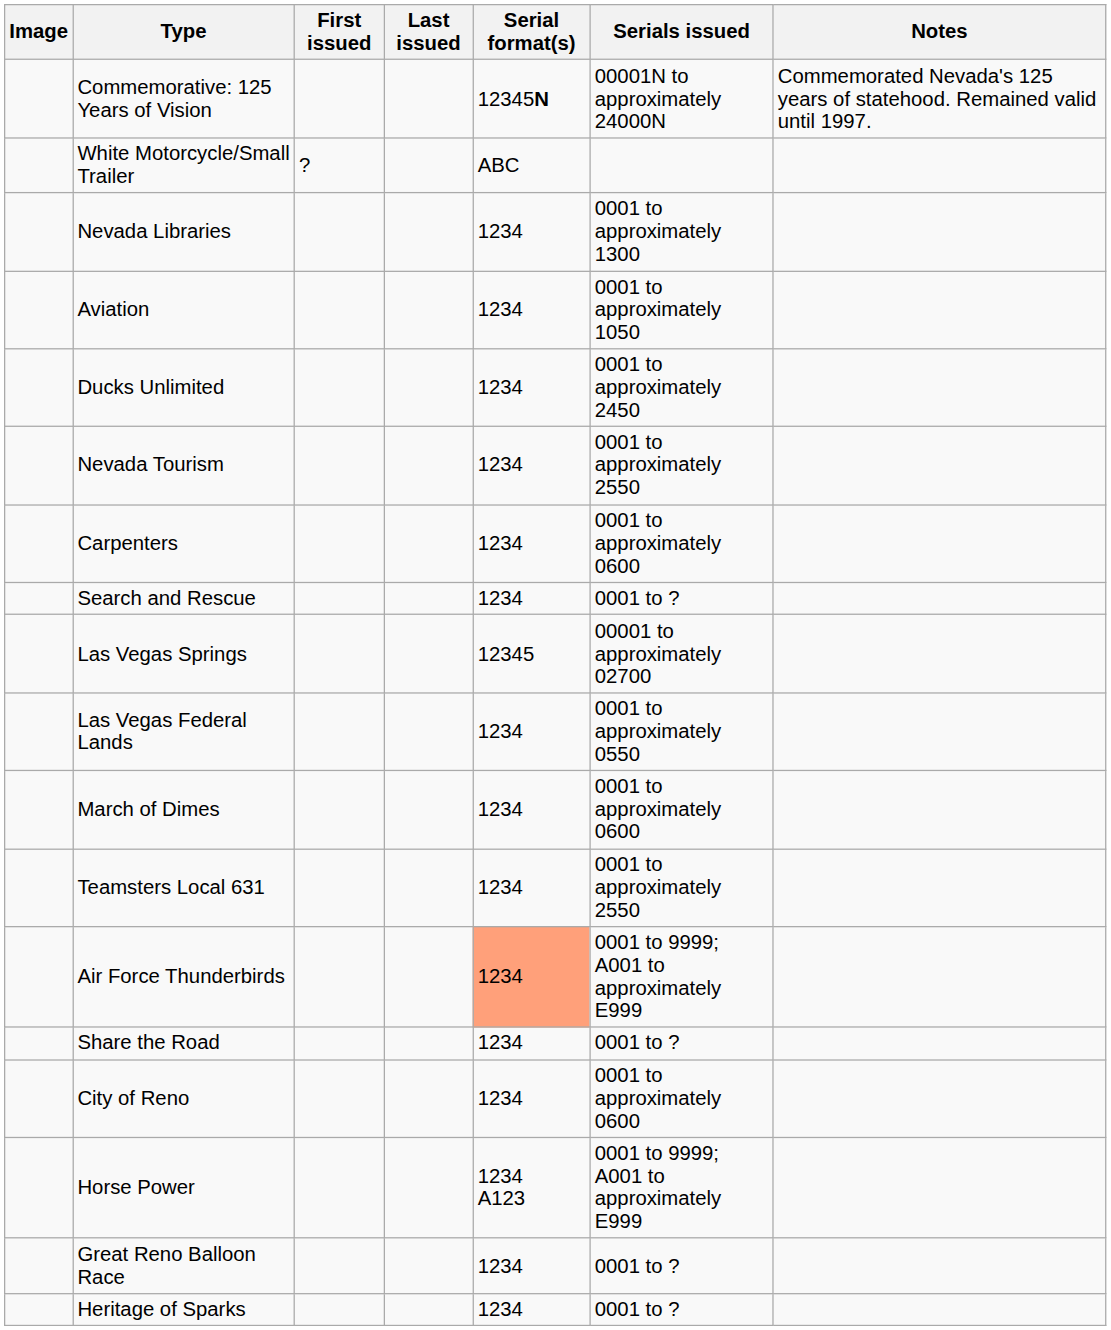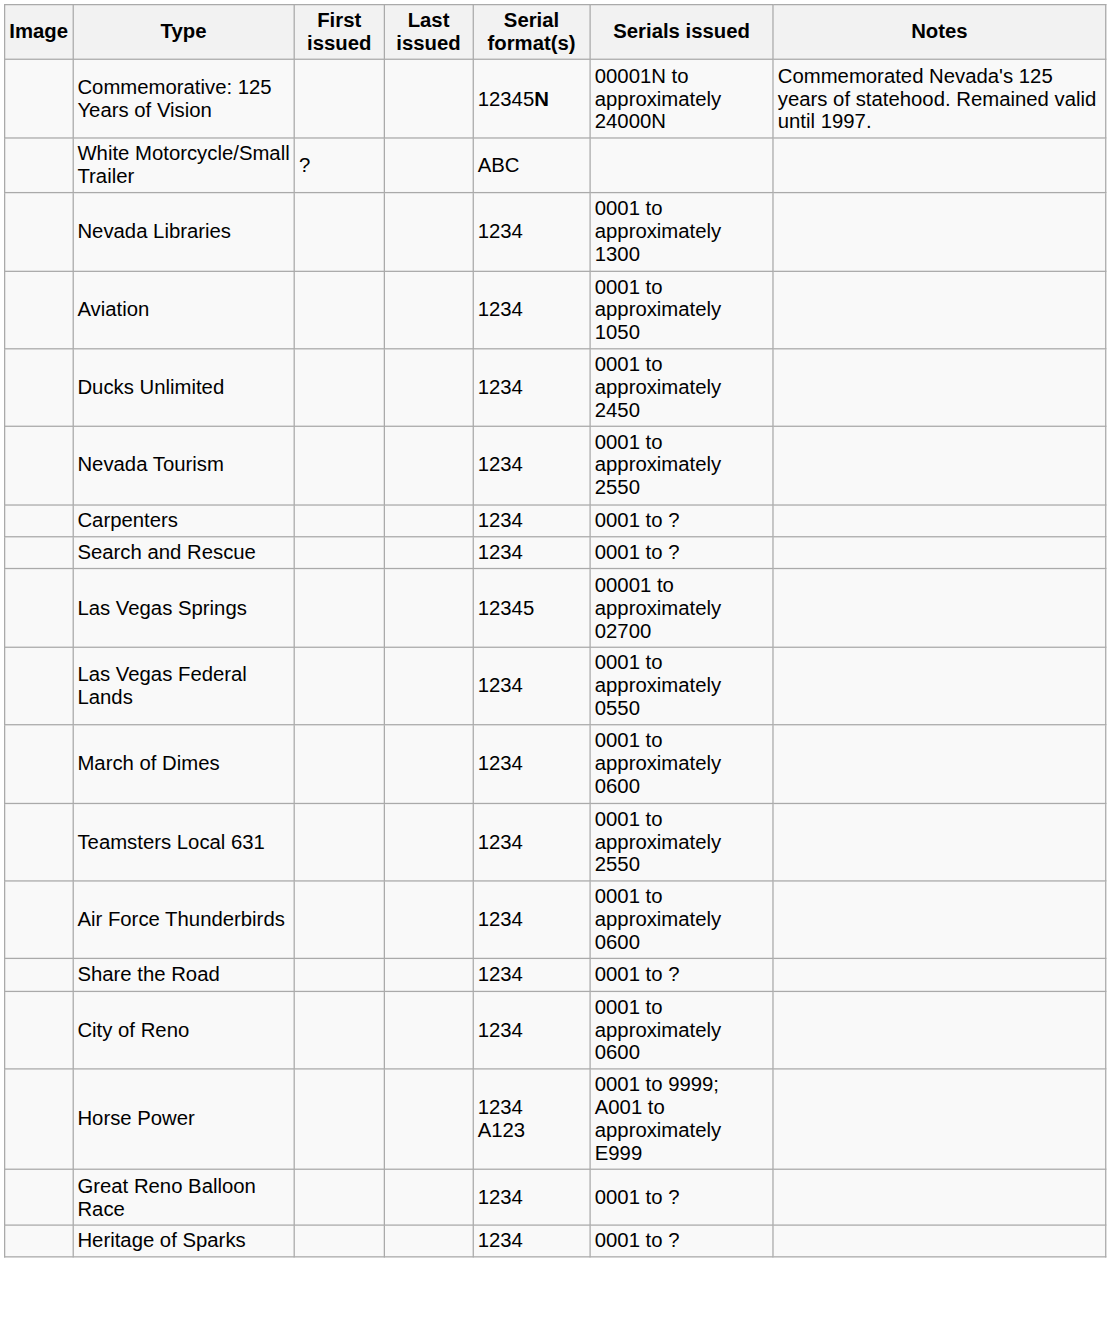(658, 543) 0001 to approximately 0600 -> (637, 520) 0001 to ?
(500, 976) lightsalmon background -> (500, 919) no background
(658, 976) 0001 to 9999; A001 to approximately E999 -> (658, 919) 0001 to approximately 0600
